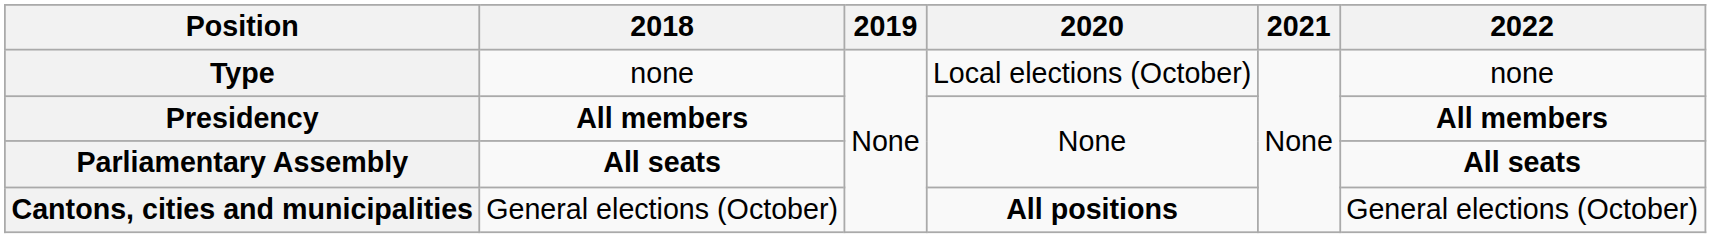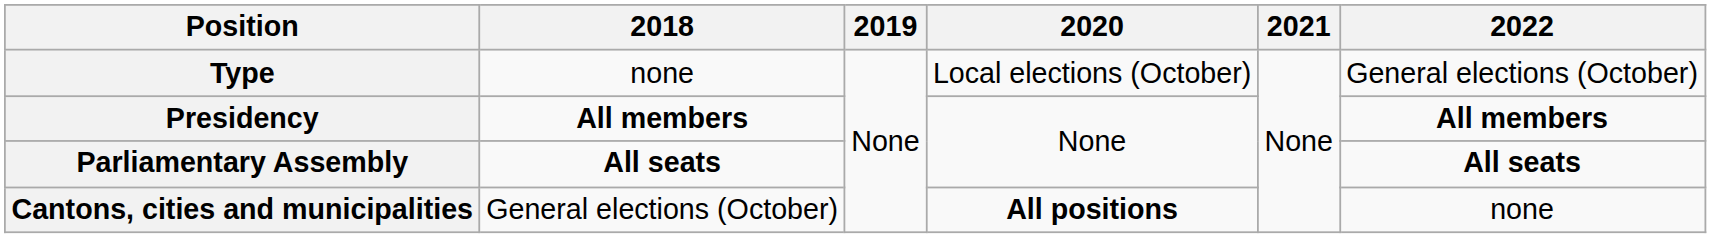(1522, 72) none -> (1522, 72) General elections (October)
(1522, 208) General elections (October) -> (1522, 208) none
